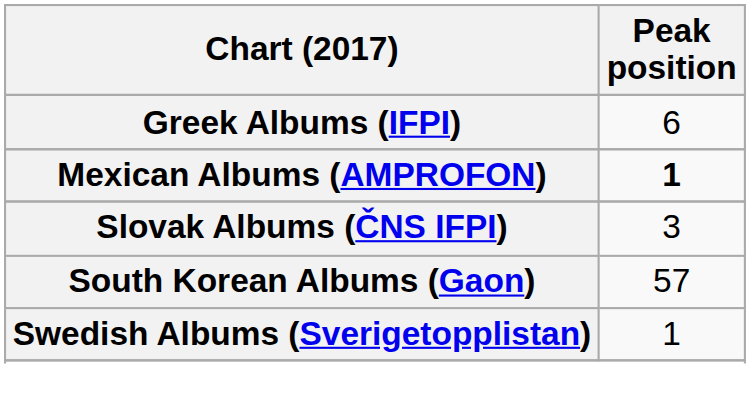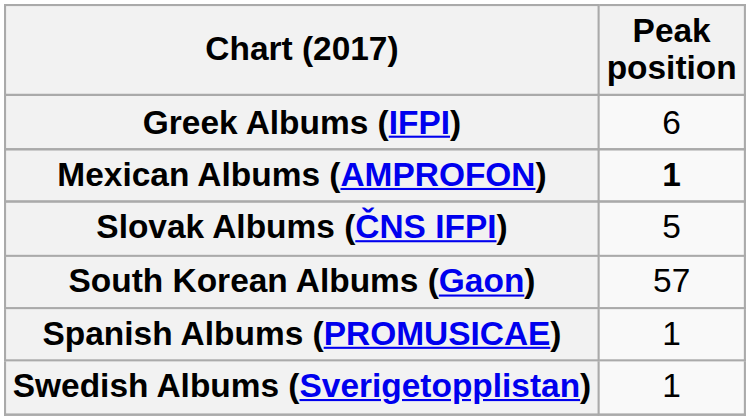(672, 227) 3 -> (672, 227) 5
+ row: (302, 333)
